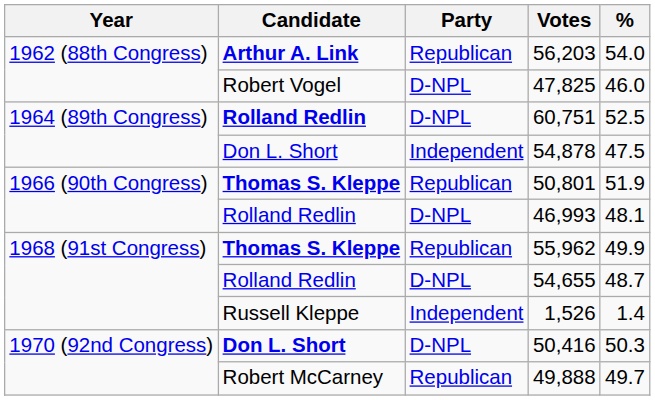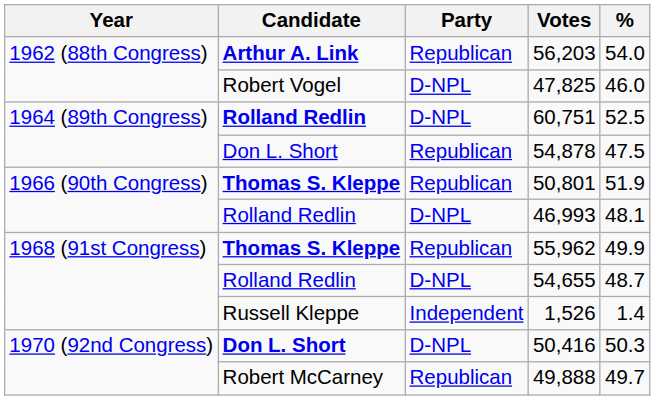(467, 150) Independent -> (461, 150) Republican
